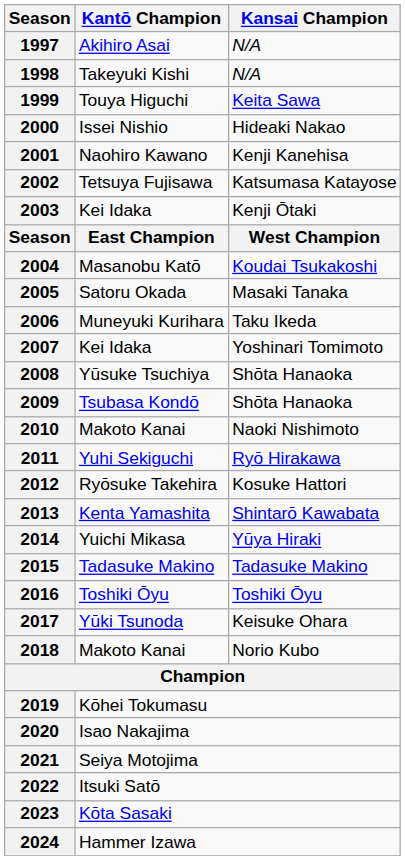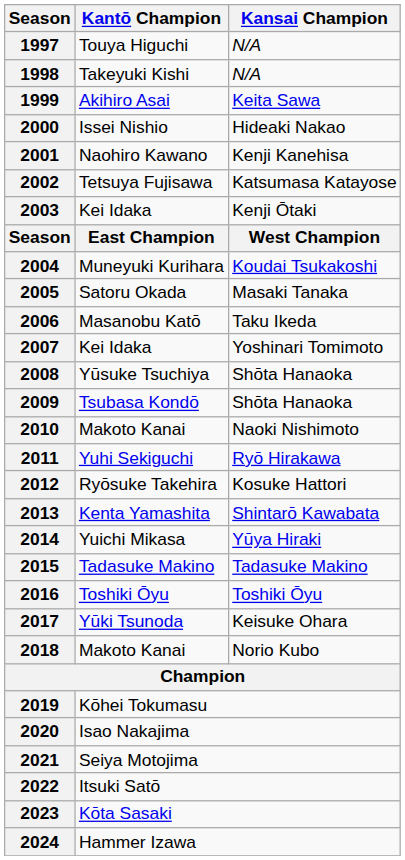(124, 45) Akihiro Asai -> (134, 45) Touya Higuchi
(134, 100) Touya Higuchi -> (124, 100) Akihiro Asai
(140, 265) Masanobu Katō -> (151, 265) Muneyuki Kurihara
(151, 320) Muneyuki Kurihara -> (140, 320) Masanobu Katō
